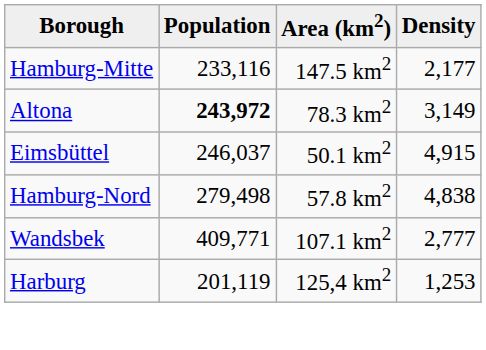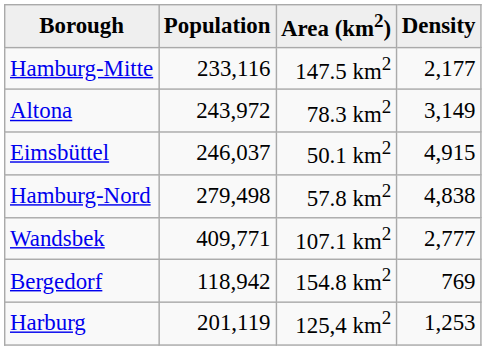(233, 110) bold -> (233, 110) normal
+ row: (56, 280)
